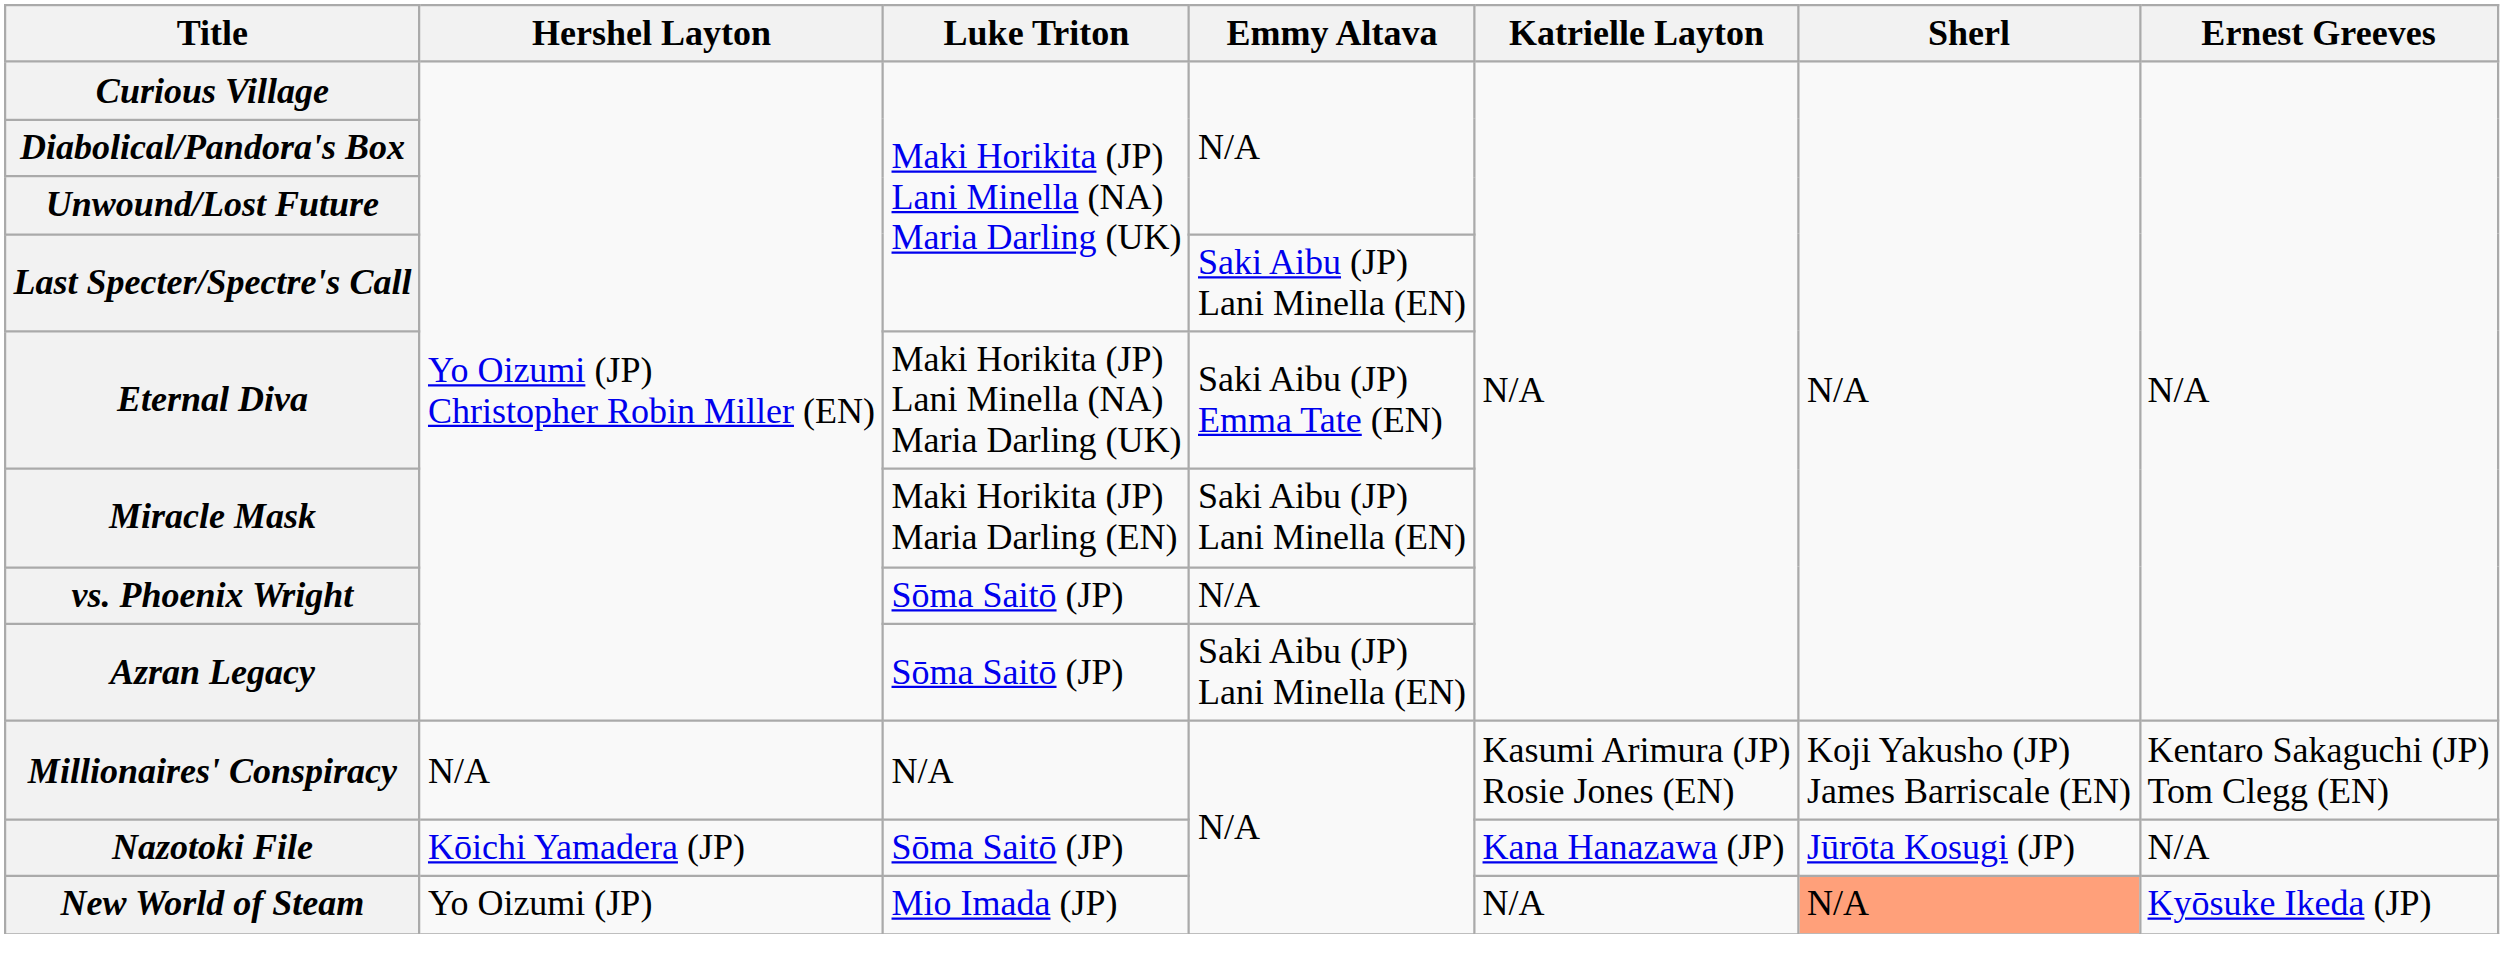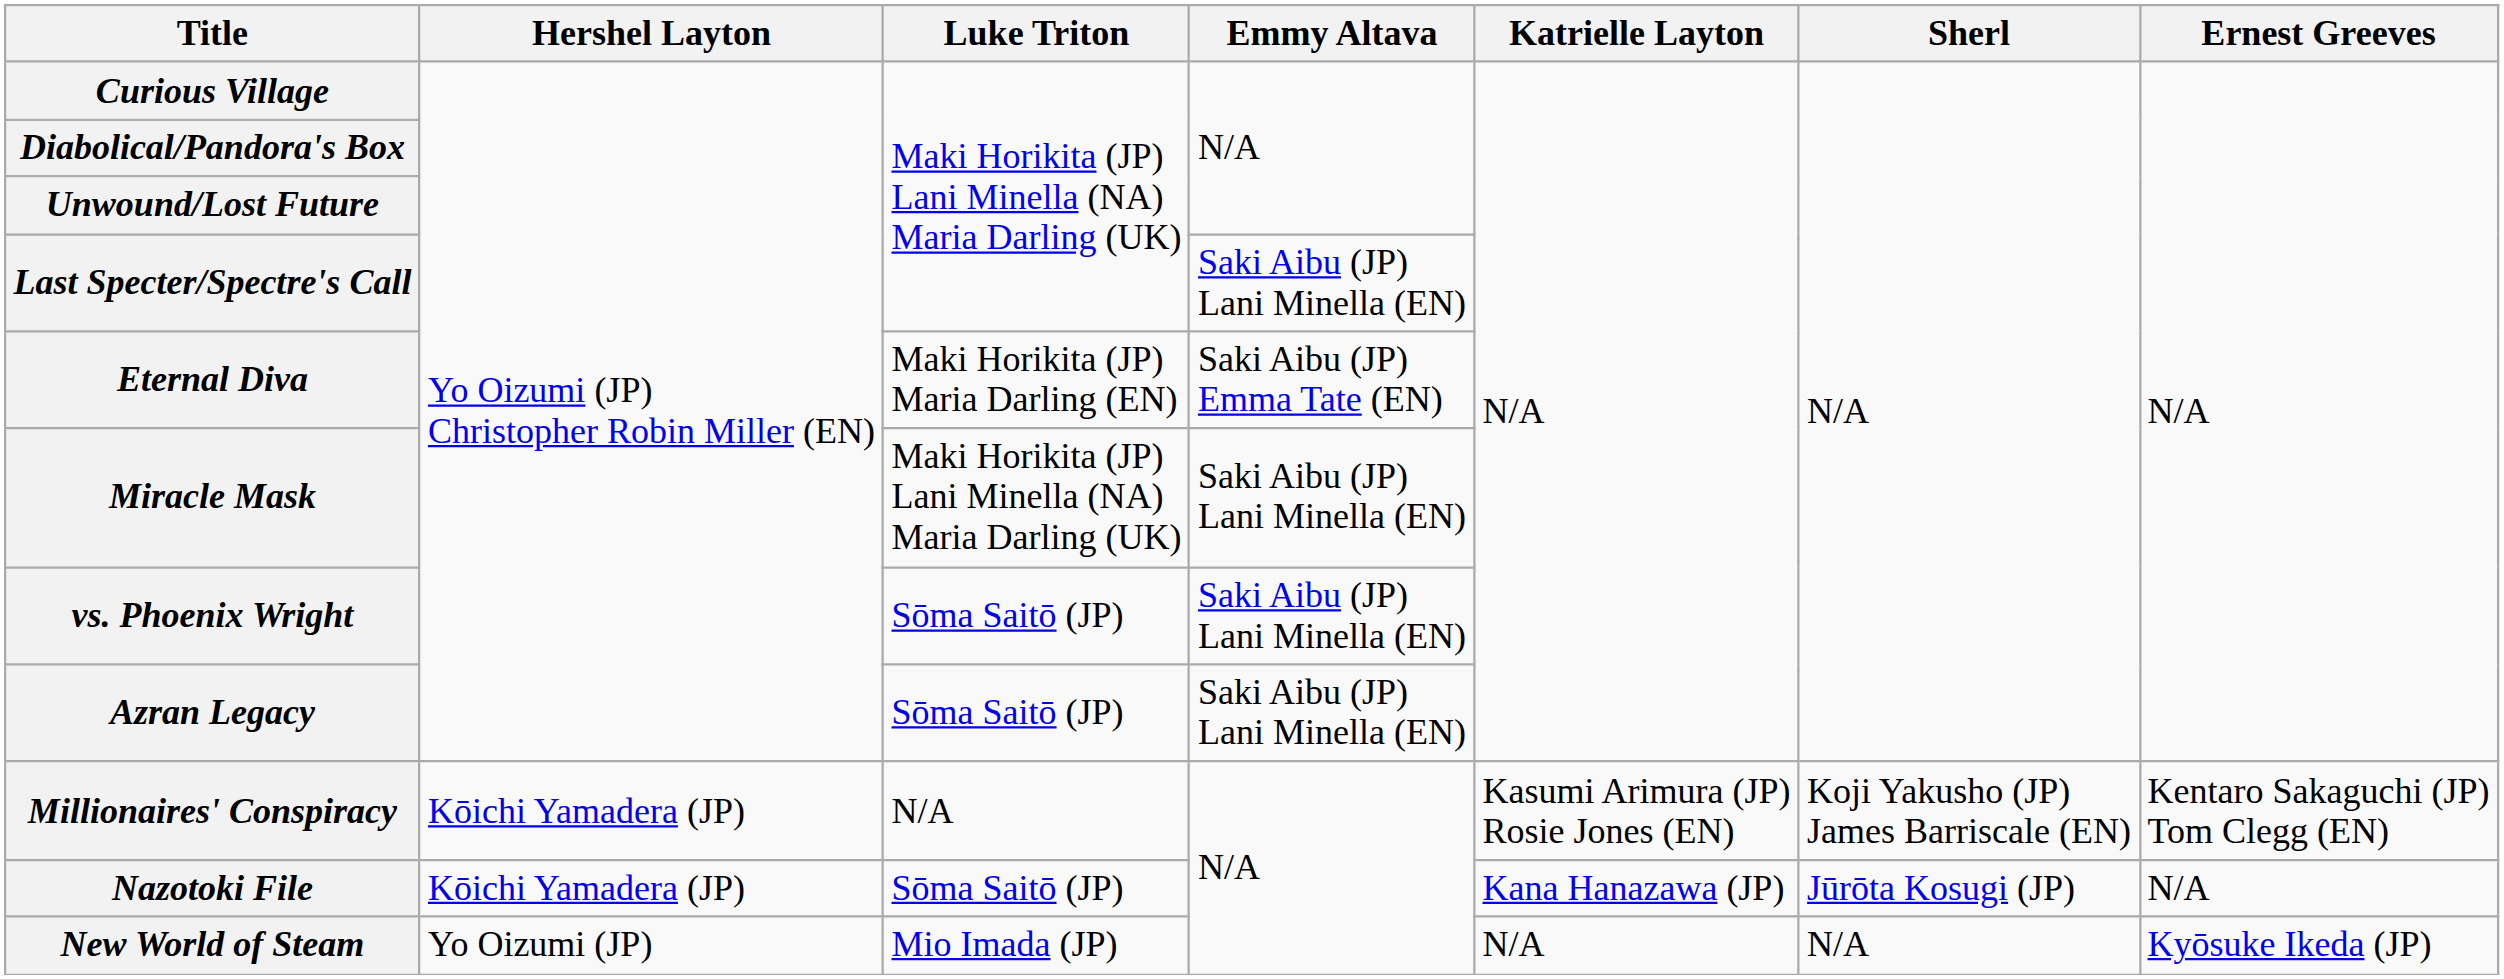(1036, 399) Maki Horikita (JP) Lani Minella (NA) Maria Darling (UK) -> (1034, 379) Maki Horikita (JP) Maria Darling (EN)
(1034, 517) Maki Horikita (JP) Maria Darling (EN) -> (1036, 497) Maki Horikita (JP) Lani Minella (NA) Maria Darling (UK)
(1229, 594) N/A -> (1332, 614) Saki Aibu (JP) Lani Minella (EN)
(459, 769) N/A -> (586, 810) Kōichi Yamadera (JP)
(1838, 904) lightsalmon background -> (1838, 944) no background
